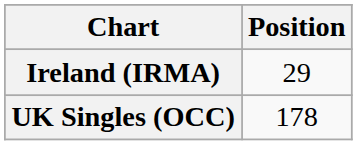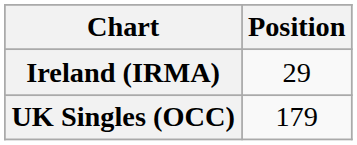(297, 116) 178 -> (297, 116) 179
